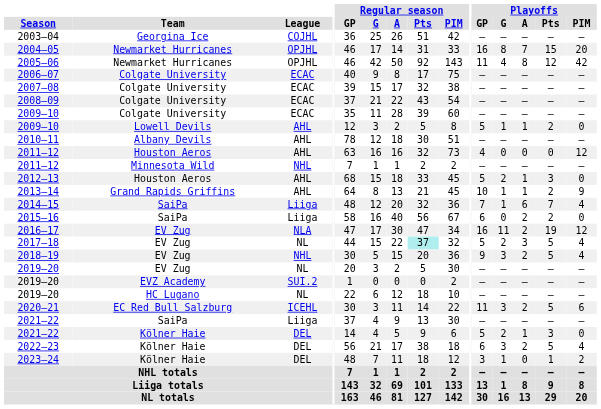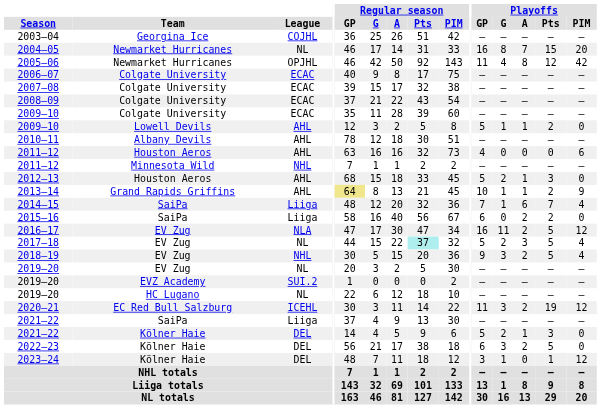(302, 49) OPJHL -> (302, 49) NL
(581, 153) 12 -> (581, 153) 6
(350, 191) no background -> (350, 191) khaki background
(551, 230) 19 -> (551, 230) 5
(551, 308) 5 -> (551, 308) 19
(581, 308) 6 -> (581, 308) 12
(581, 346) 4 -> (581, 346) 0
(581, 359) 2 -> (581, 359) 12
